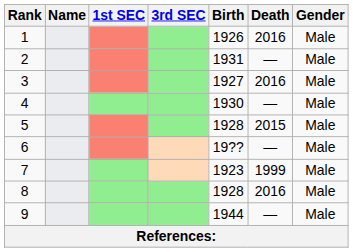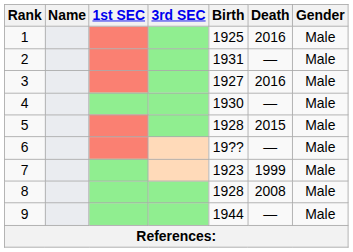(228, 37) 1926 -> (228, 37) 1925
(270, 192) 2016 -> (270, 192) 2008
